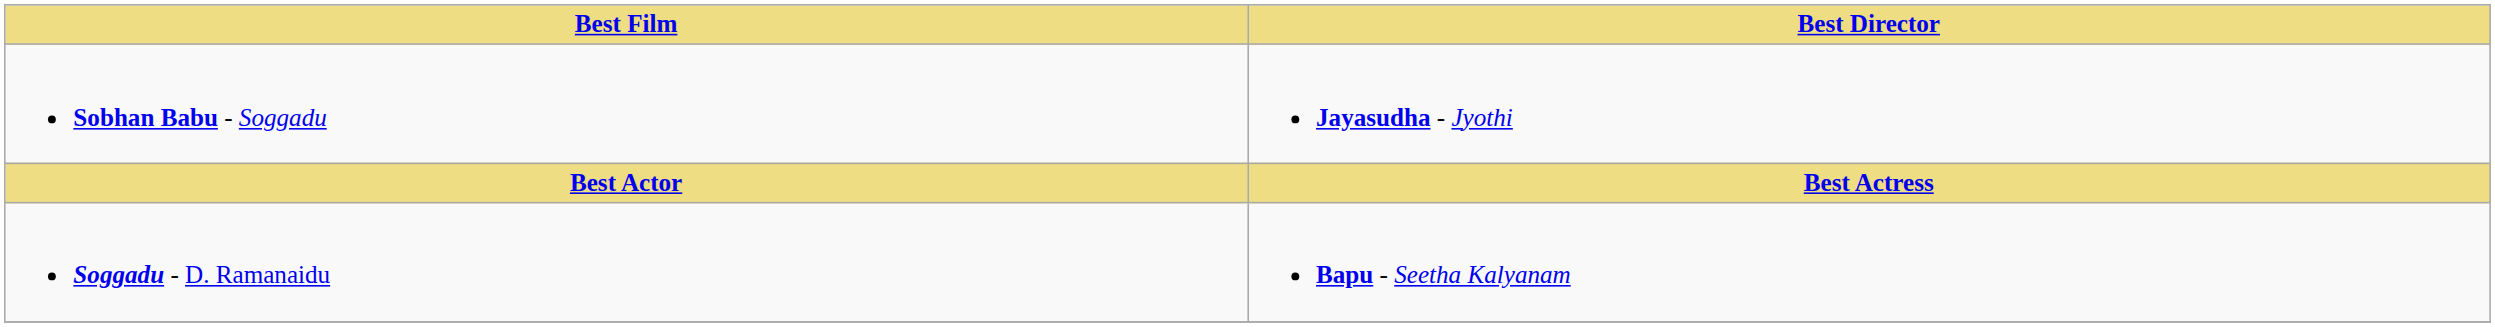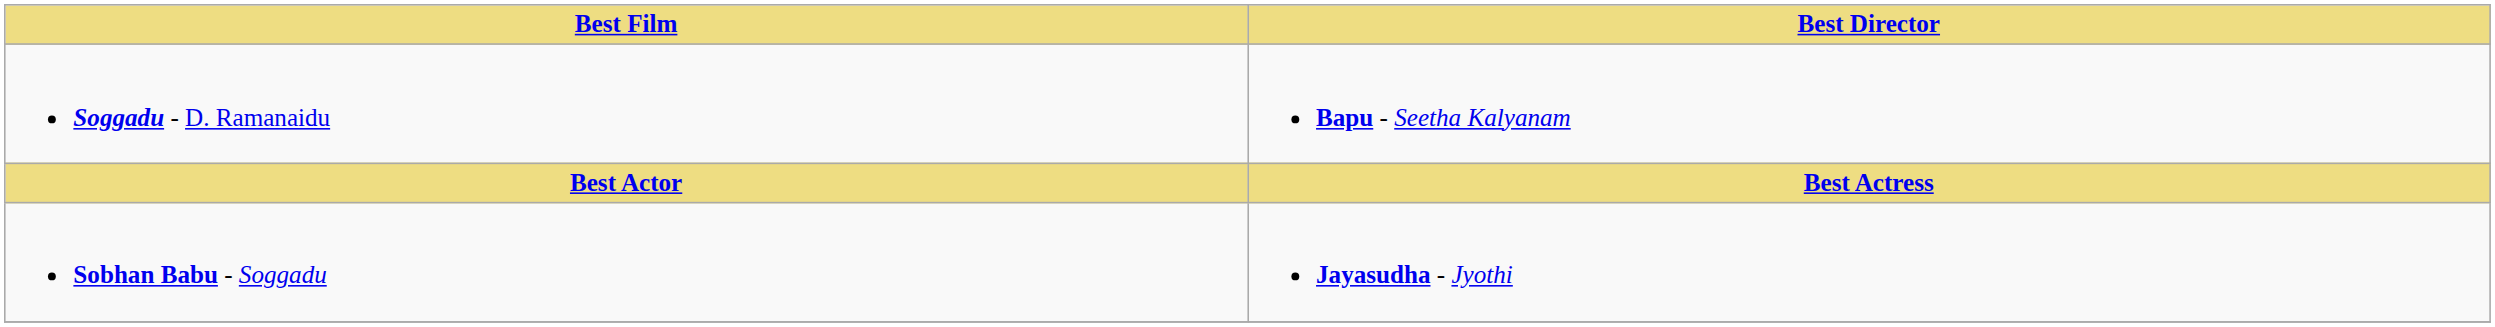rows swapped: (626, 276) <-> (626, 118)
